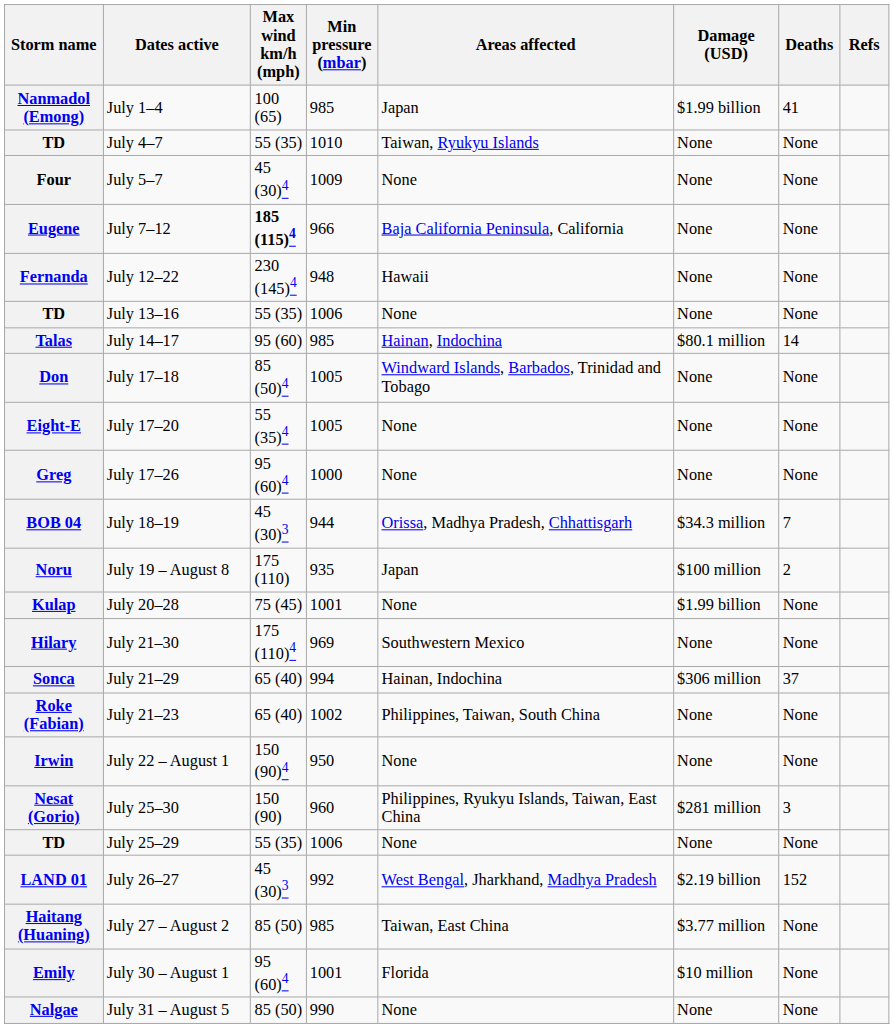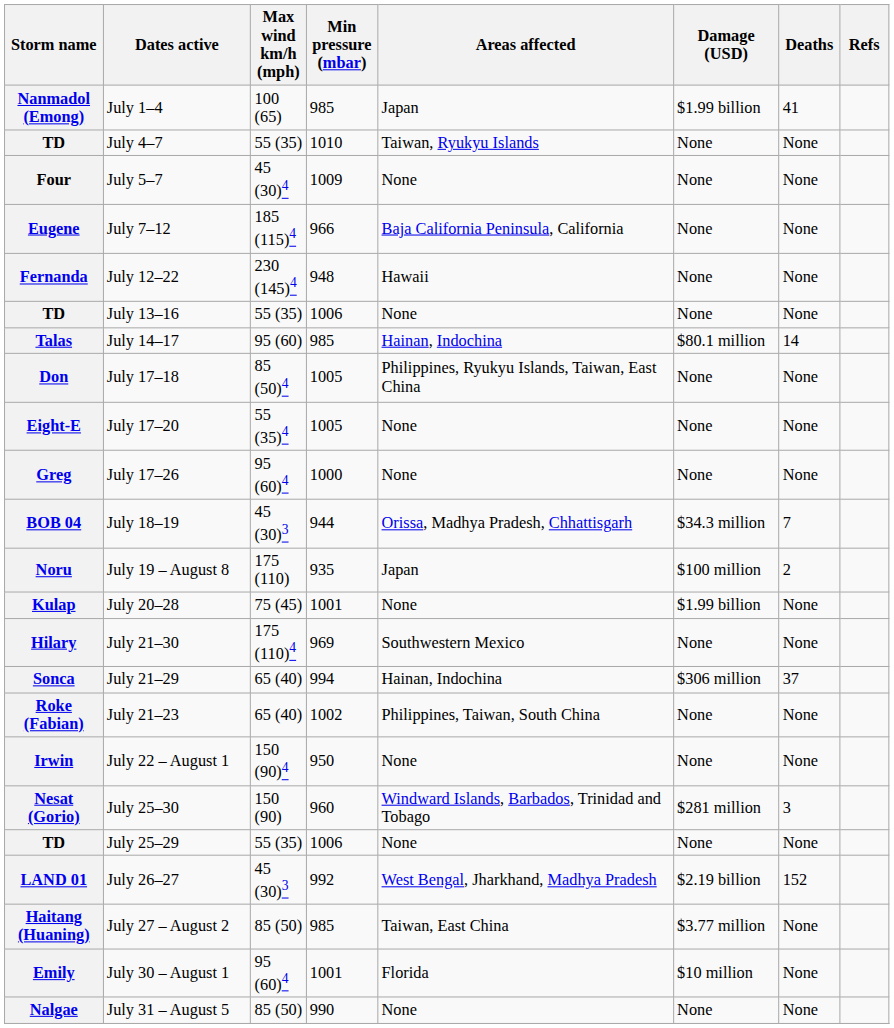(275, 228) bold -> (275, 228) normal
(521, 377) Windward Islands, Barbados, Trinidad and Tobago -> (519, 377) Philippines, Ryukyu Islands, Taiwan, East China
(519, 807) Philippines, Ryukyu Islands, Taiwan, East China -> (521, 807) Windward Islands, Barbados, Trinidad and Tobago
